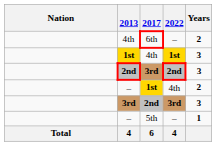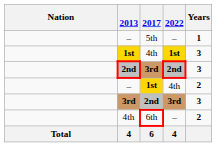rows swapped: (152, 39) <-> (152, 119)
